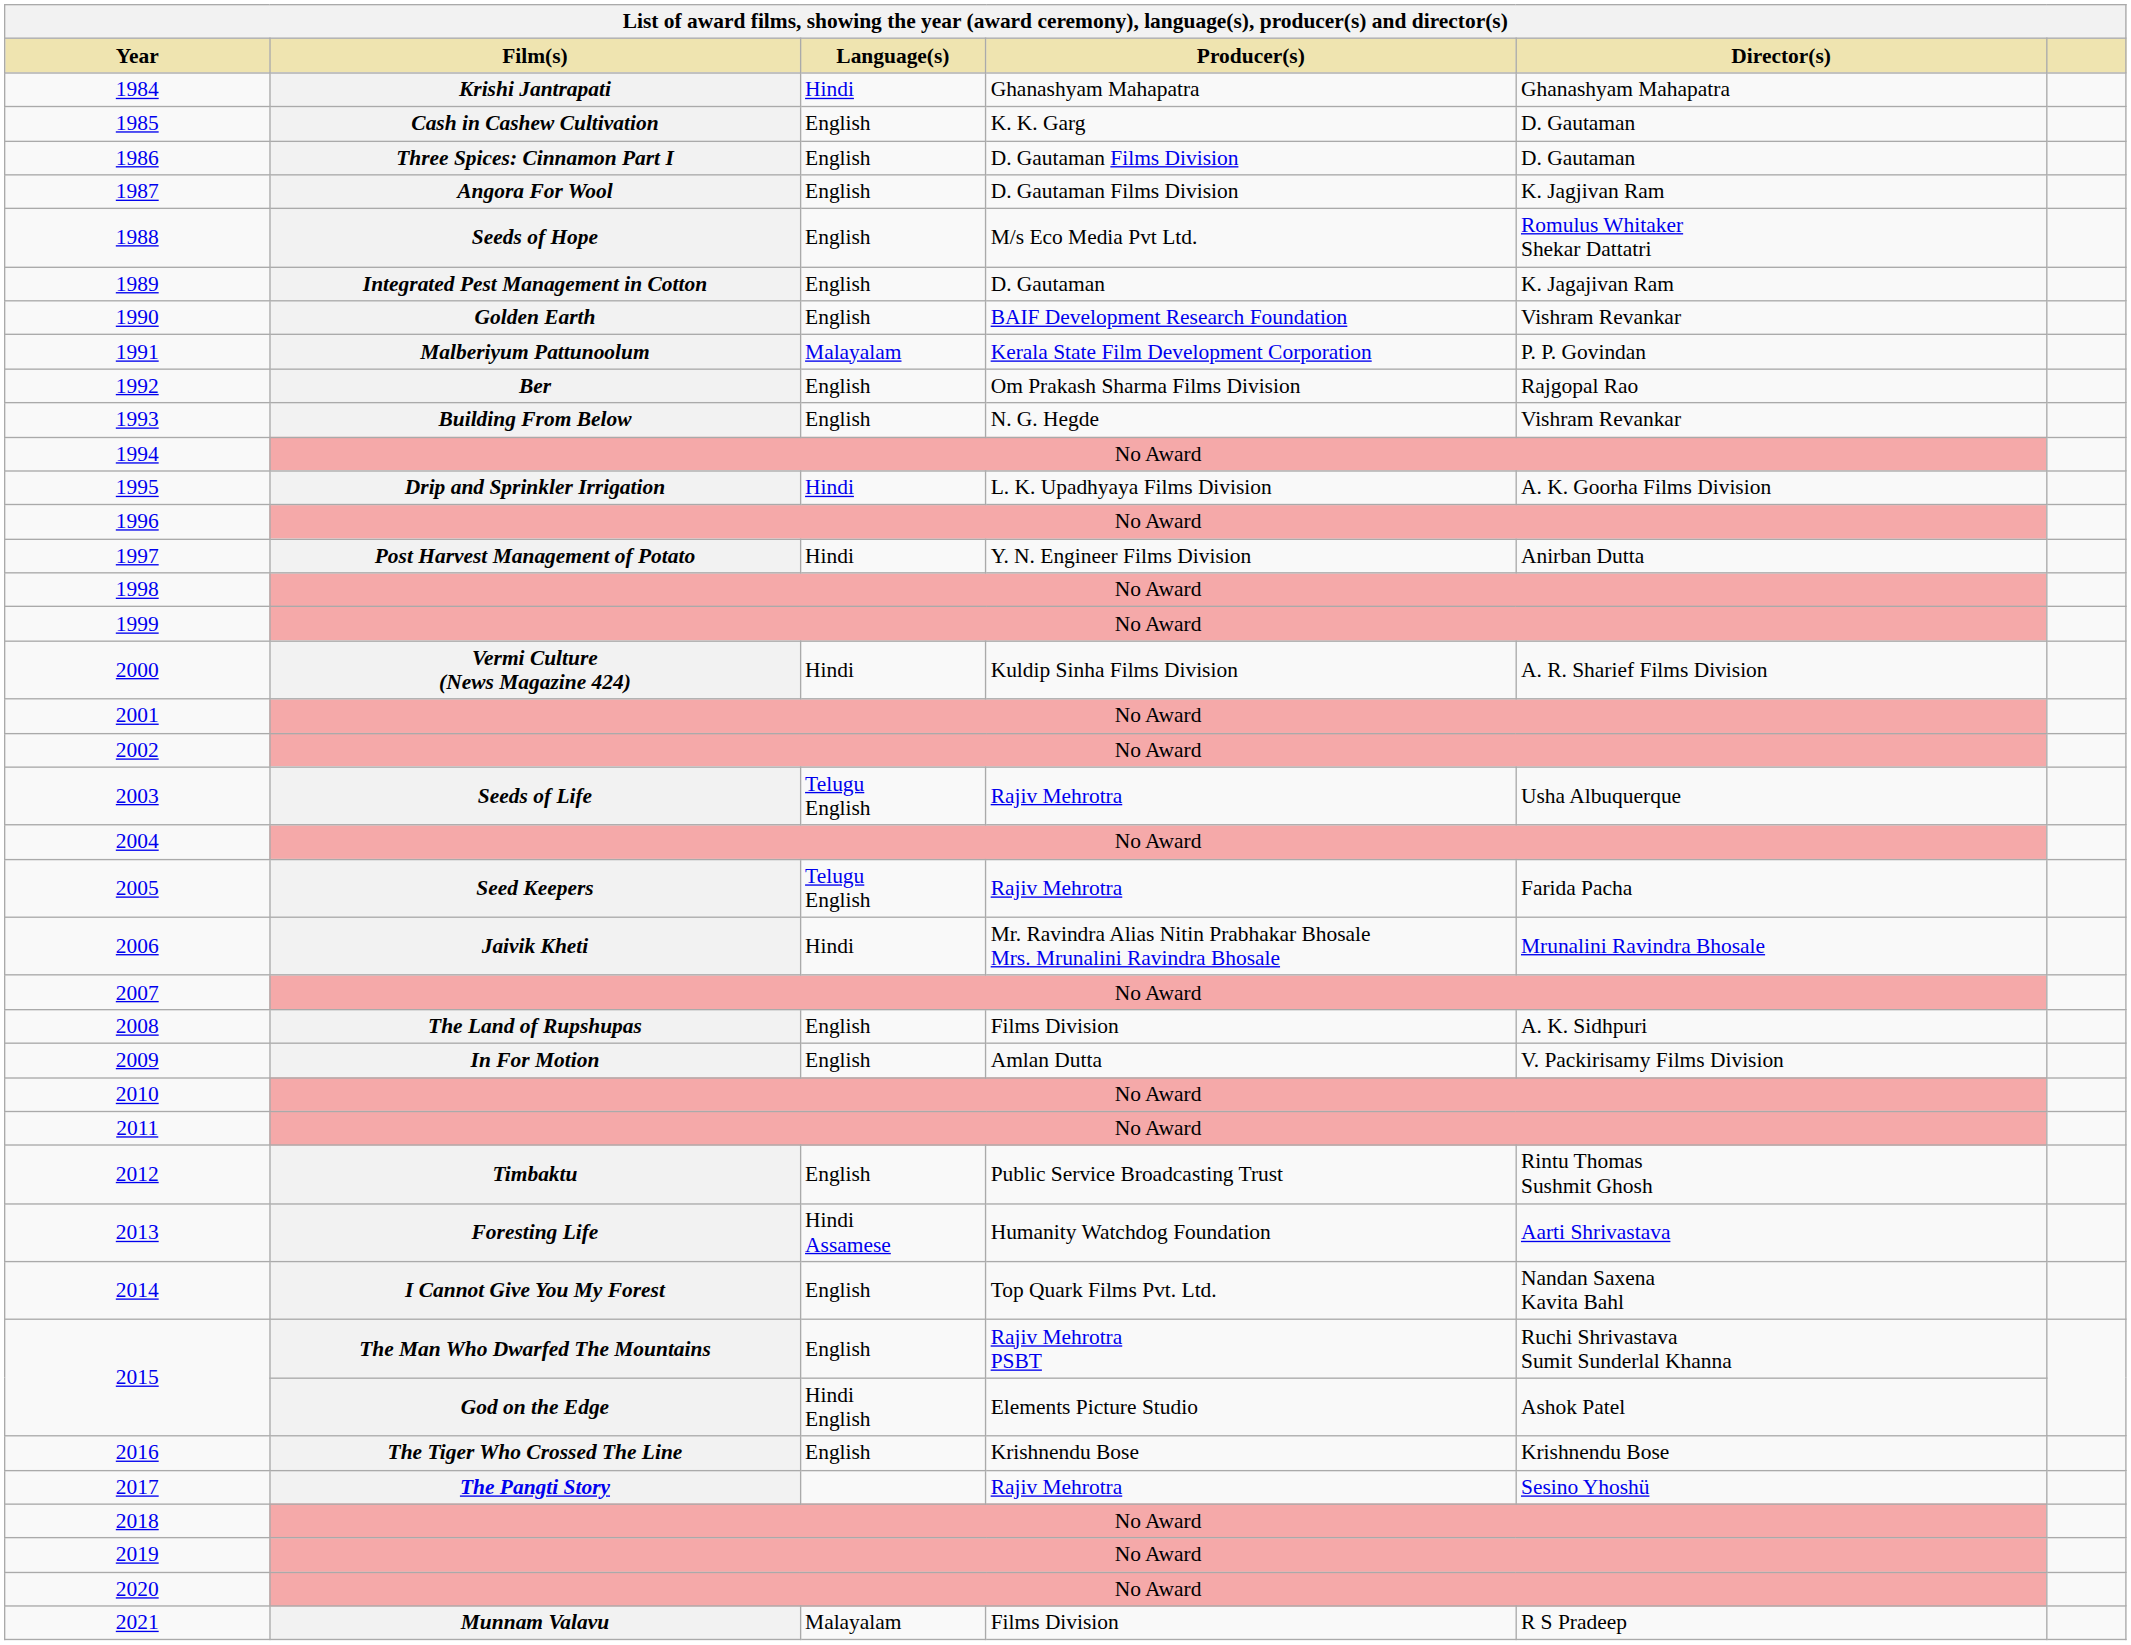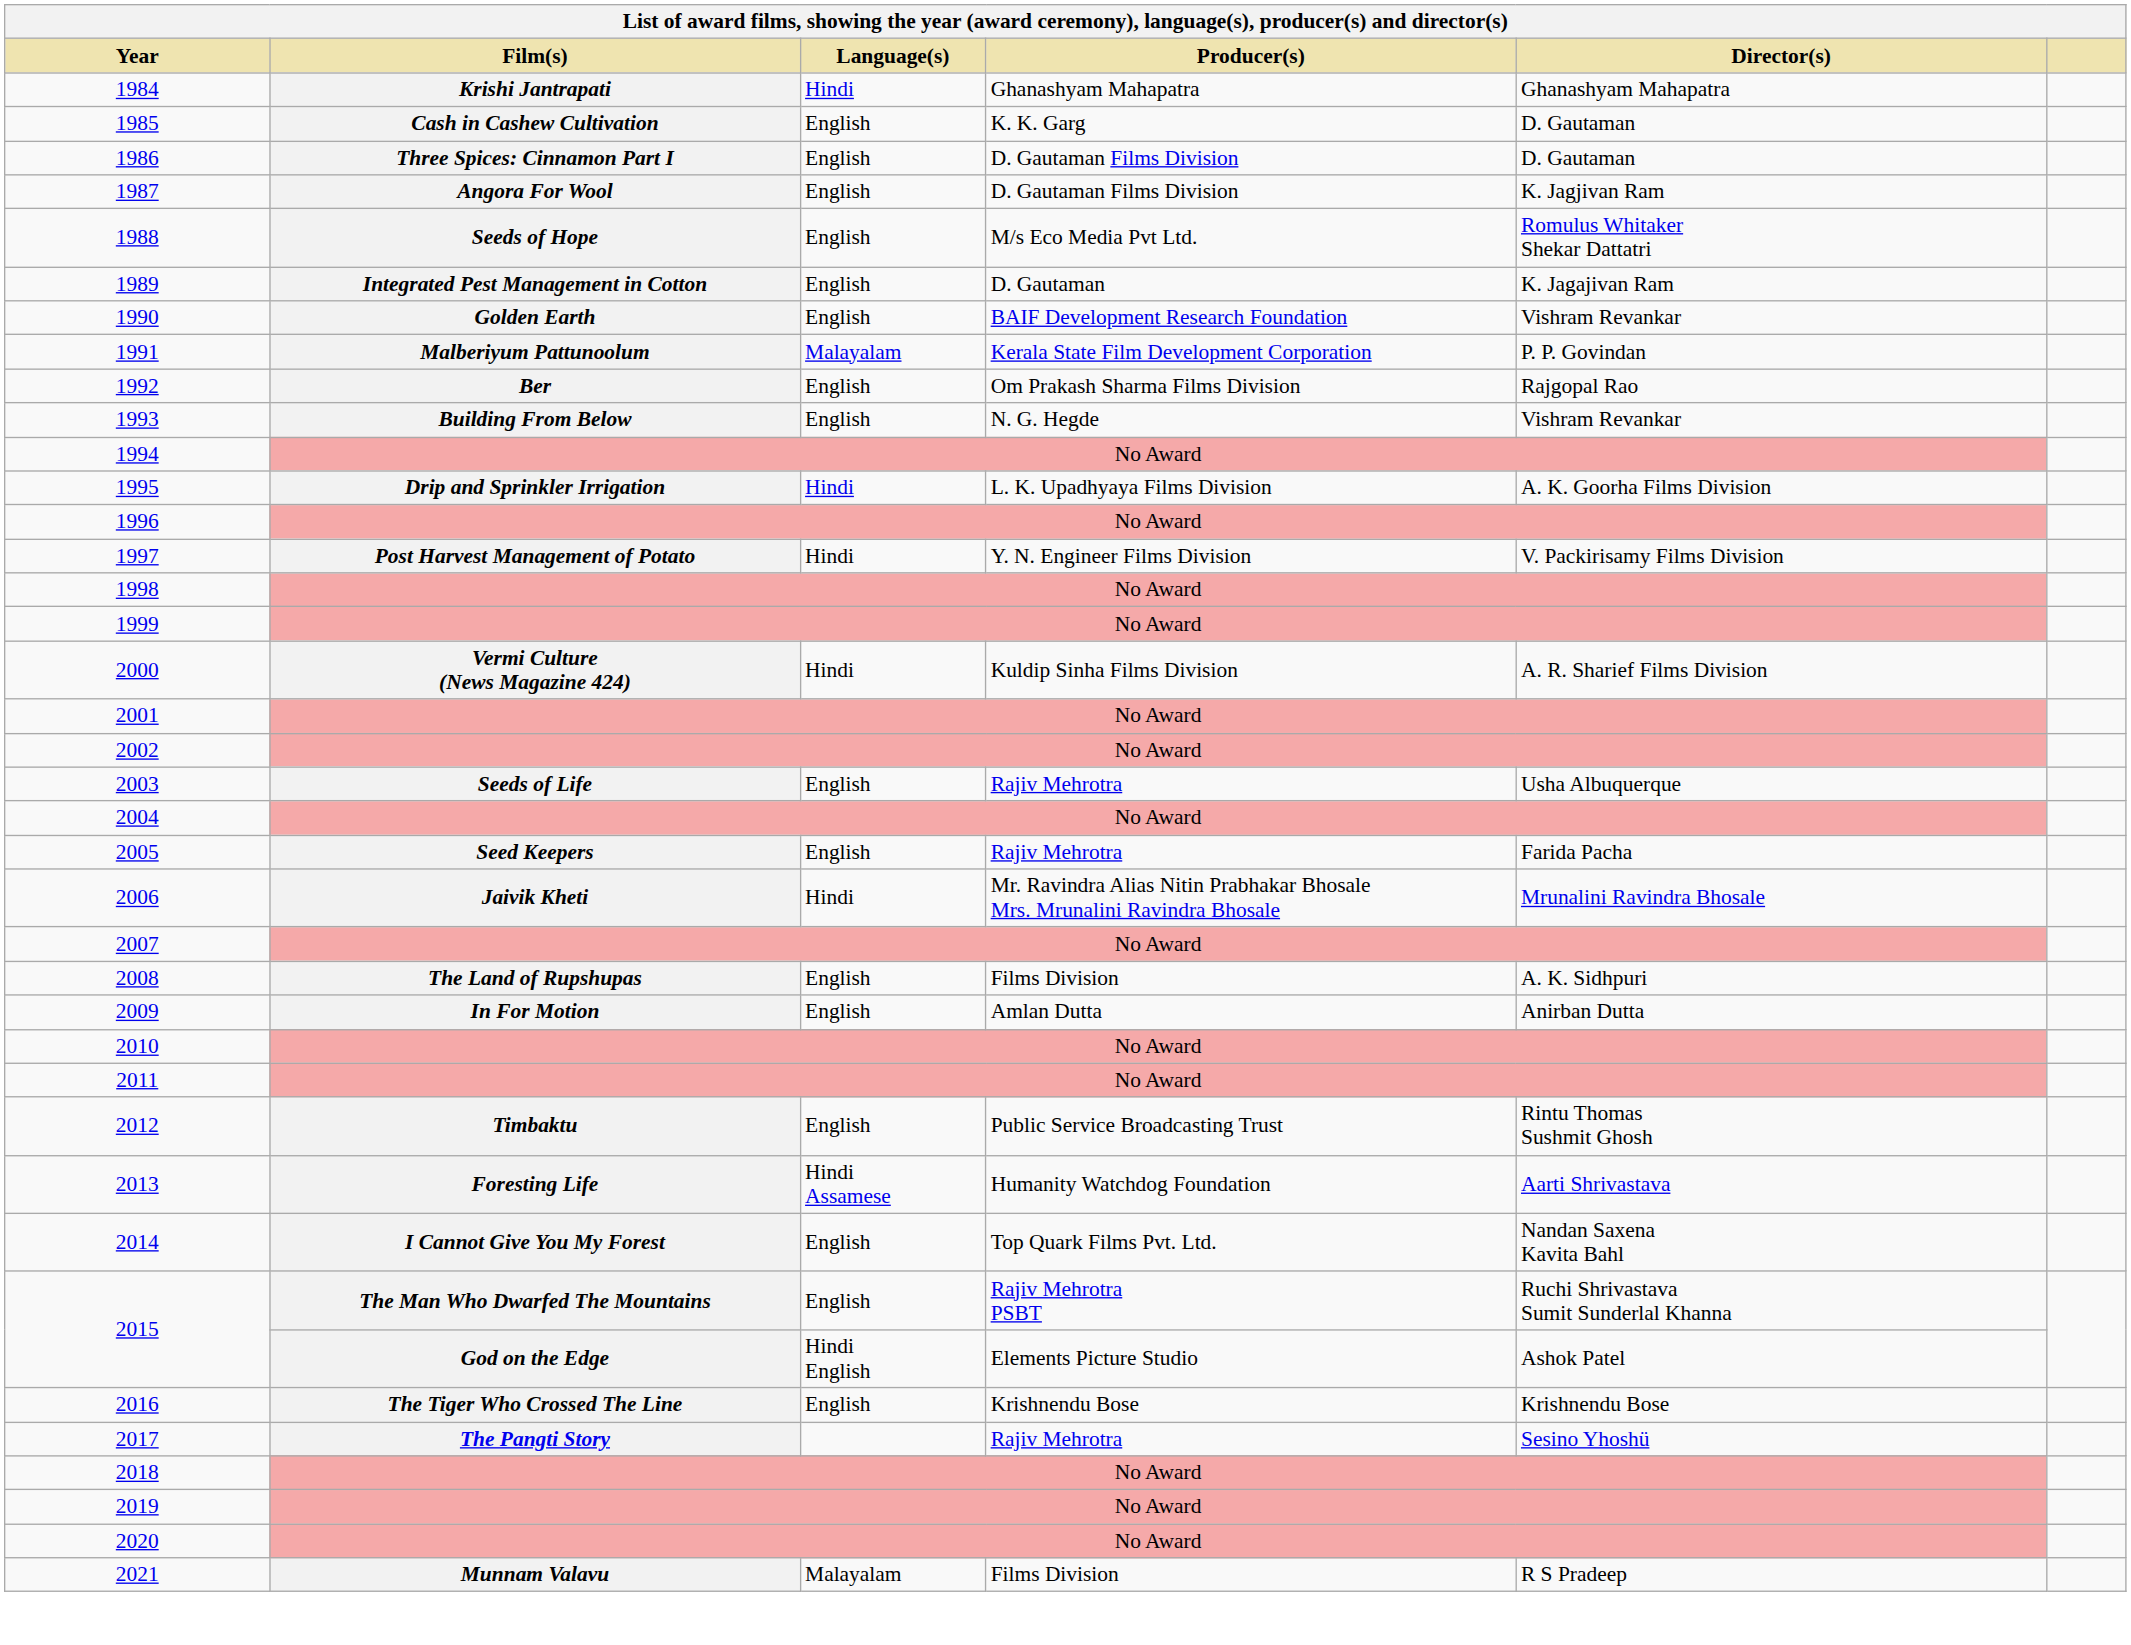(1583, 555) Anirban Dutta -> (1652, 555) V. Packirisamy Films Division
(838, 795) Telugu English -> (838, 783) English
(838, 887) Telugu English -> (838, 851) English
(1652, 1060) V. Packirisamy Films Division -> (1583, 1011) Anirban Dutta
